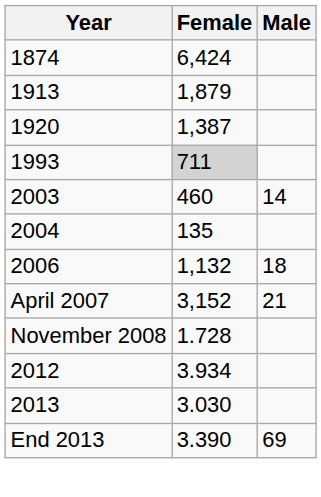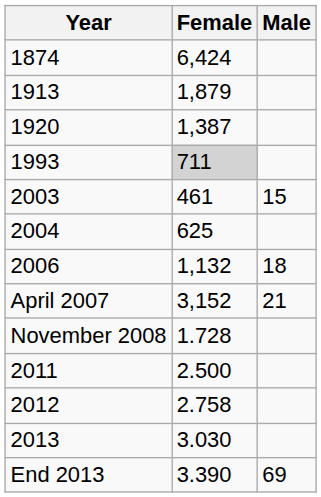(195, 196) 460 -> (195, 196) 461
(274, 196) 14 -> (274, 196) 15
(195, 231) 135 -> (195, 231) 625
+ row: (34, 370)
(204, 370) 3.934 -> (204, 405) 2.758
